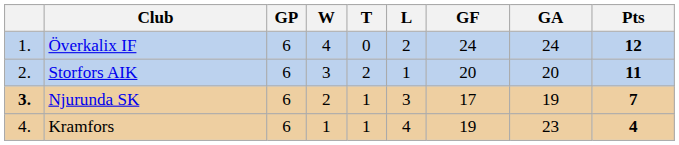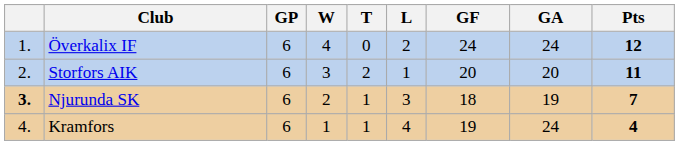(468, 99) 17 -> (468, 99) 18
(551, 126) 23 -> (551, 126) 24
